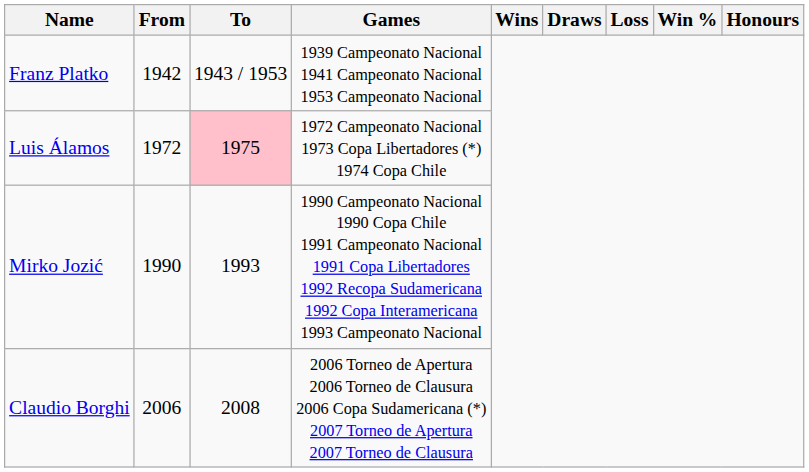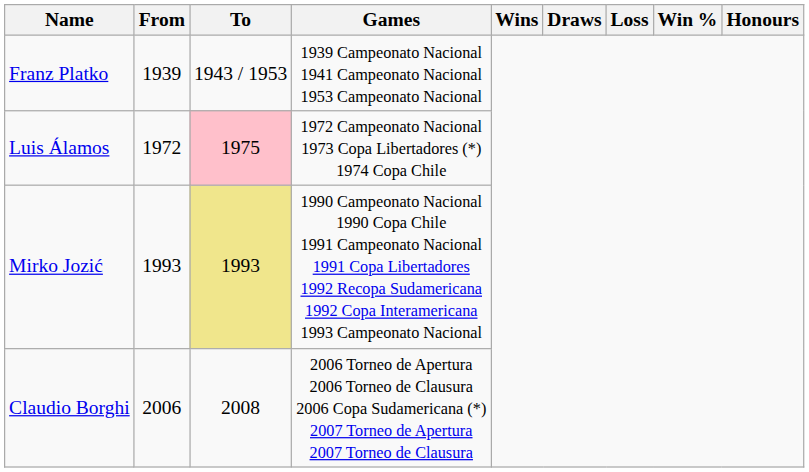(162, 72) 1942 -> (162, 72) 1939
(162, 266) 1990 -> (162, 266) 1993
(241, 266) no background -> (241, 266) khaki background
